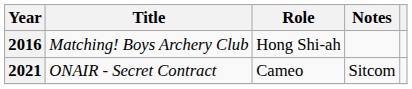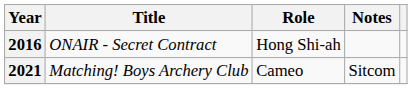(149, 44) Matching! Boys Archery Club -> (133, 44) ONAIR - Secret Contract
(133, 70) ONAIR - Secret Contract -> (149, 70) Matching! Boys Archery Club
